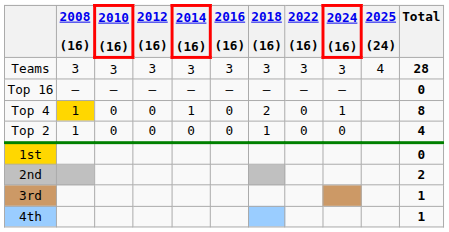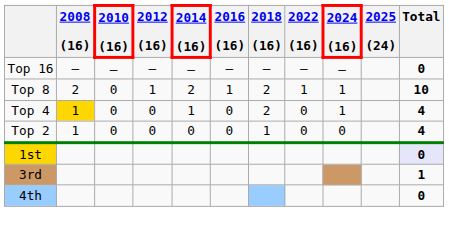- row: (31, 68)
+ row: (31, 90)
(421, 110) 8 -> (421, 110) 4
(421, 154) no background -> (421, 154) lavender background
- row: (31, 175)
(421, 216) 1 -> (421, 195) 0
